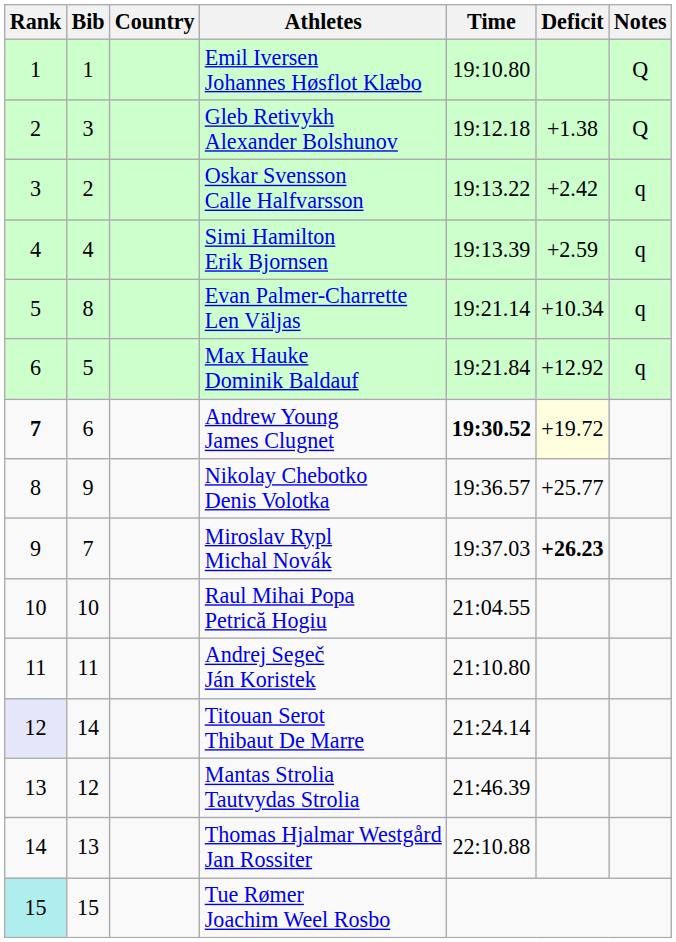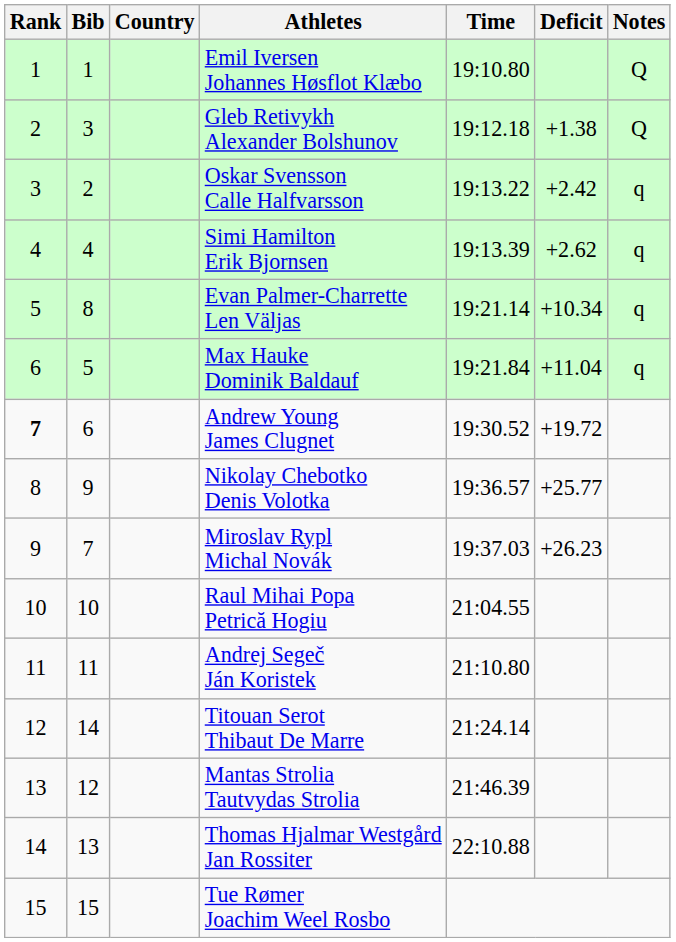(572, 249) +2.59 -> (571, 249) +2.62
(572, 368) +12.92 -> (571, 368) +11.04
(491, 428) bold -> (491, 428) normal
(572, 428) lightyellow background -> (571, 428) no background
(572, 548) bold -> (571, 548) normal
(36, 727) lavender background -> (36, 727) no background
(36, 907) paleturquoise background -> (36, 907) no background
